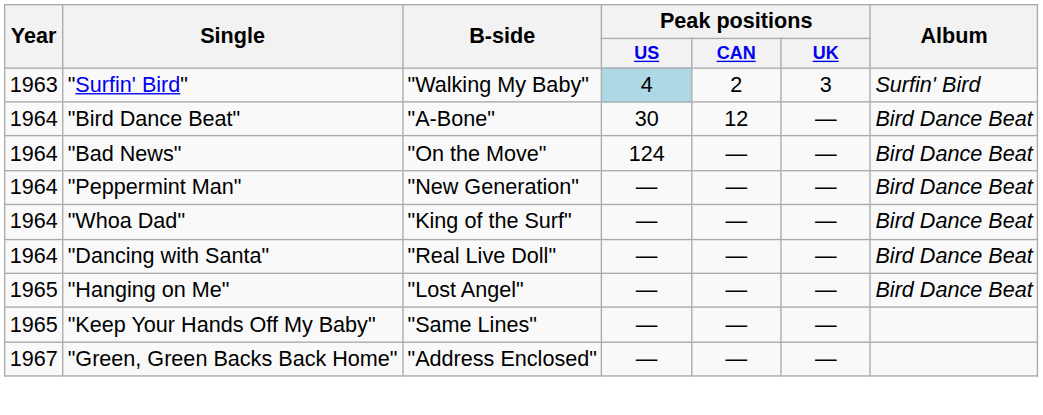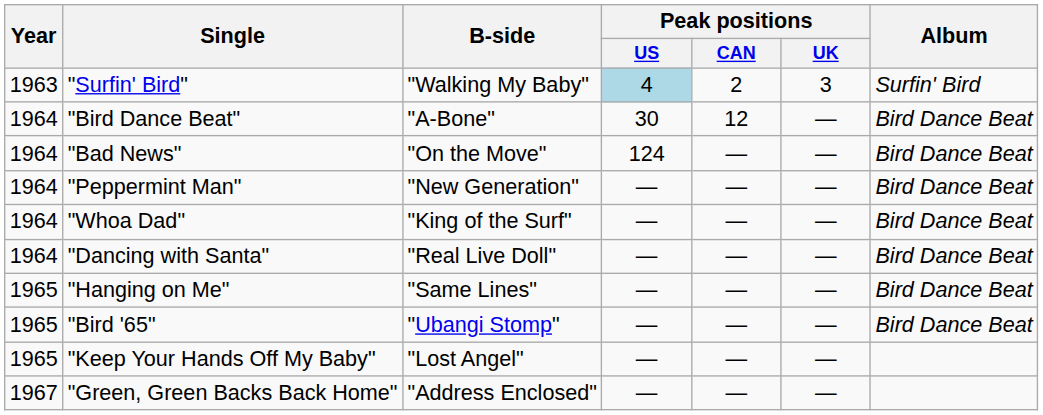(466, 290) "Lost Angel" -> (472, 290) "Same Lines"
+ row: (112, 324)
(472, 324) "Same Lines" -> (466, 358) "Lost Angel"
